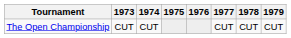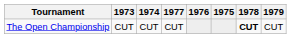columns swapped: (174, 12) <-> (224, 12)
(249, 27) normal -> (249, 27) bold
